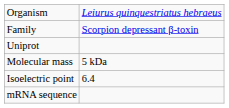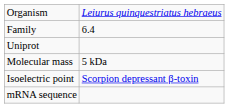(140, 29) Scorpion depressant β-toxin -> (88, 29) 6.4
(88, 78) 6.4 -> (140, 78) Scorpion depressant β-toxin
